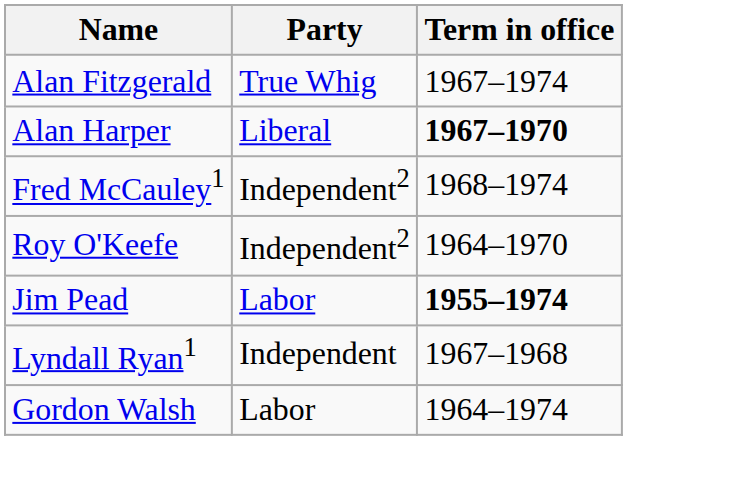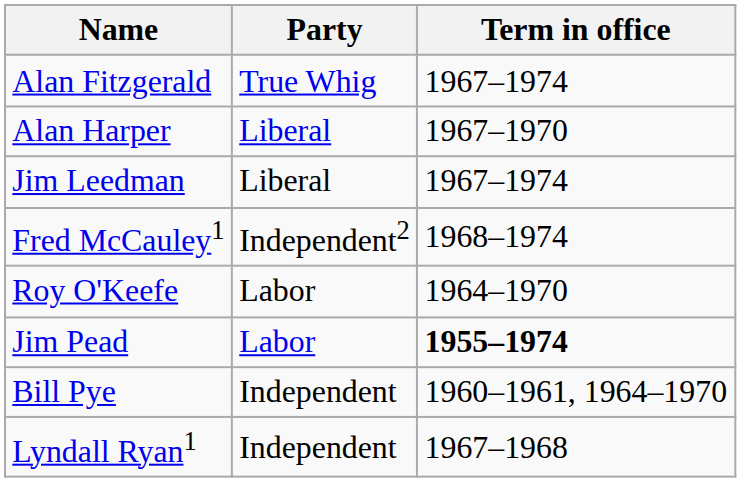(496, 130) bold -> (496, 130) normal
+ row: (99, 181)
(325, 244) Independent2 -> (277, 290) Labor
+ row: (64, 391)
- row: (104, 409)
